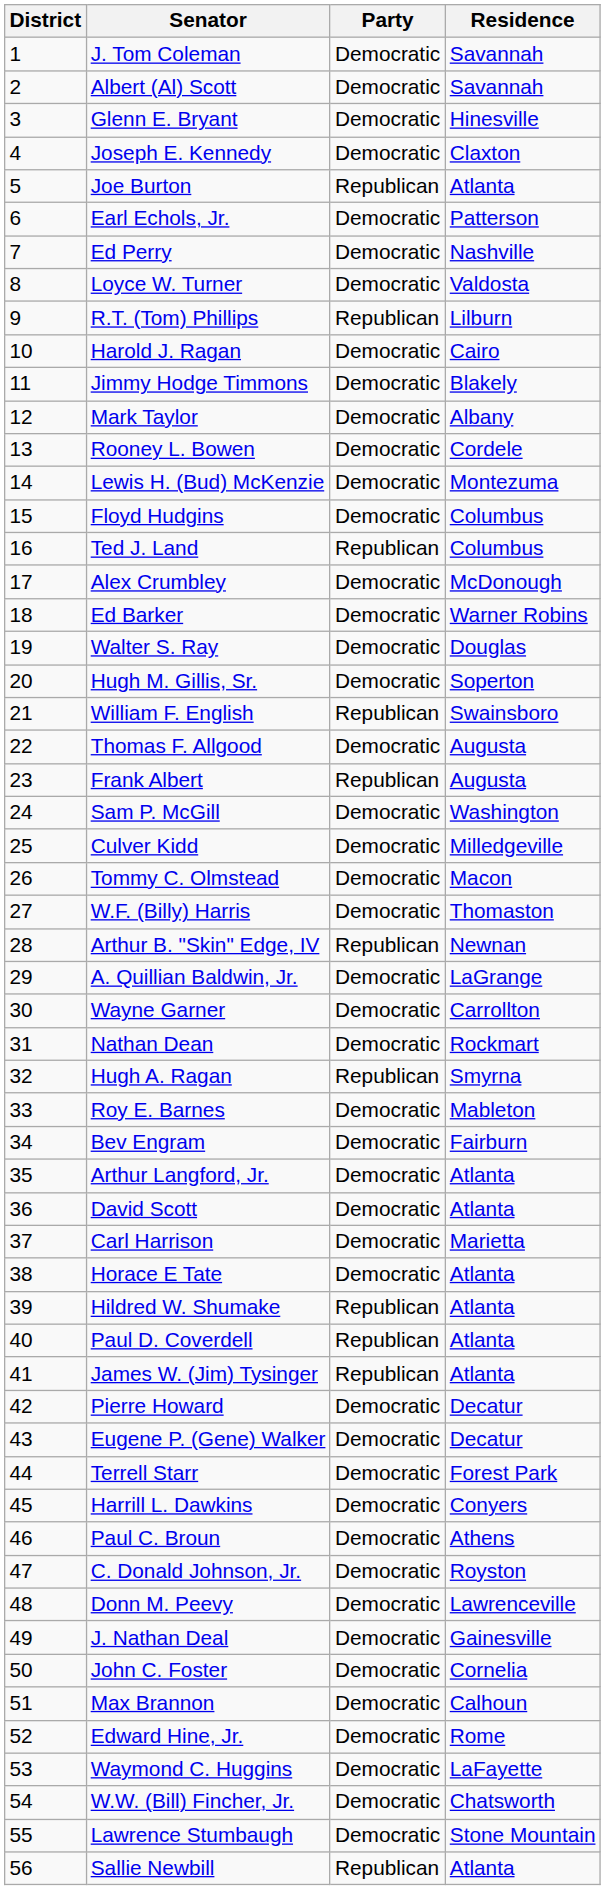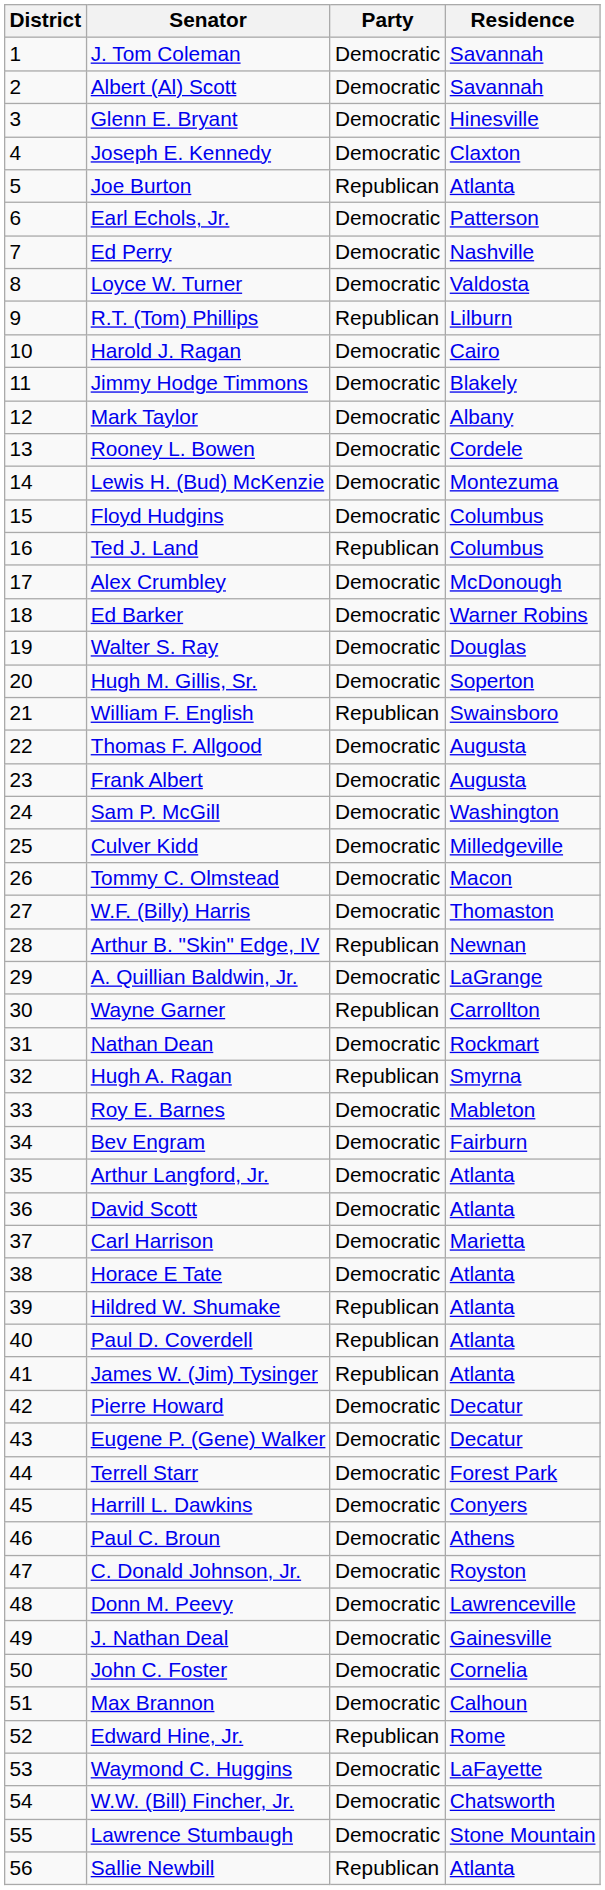(387, 779) Republican -> (388, 779) Democratic
(388, 1010) Democratic -> (387, 1010) Republican
(388, 1736) Democratic -> (387, 1736) Republican
